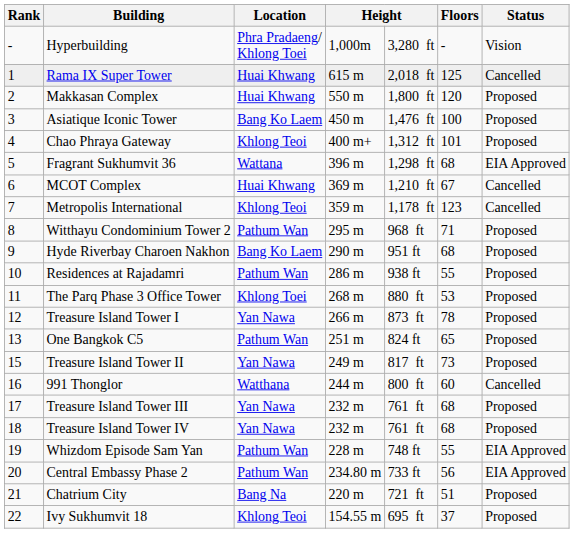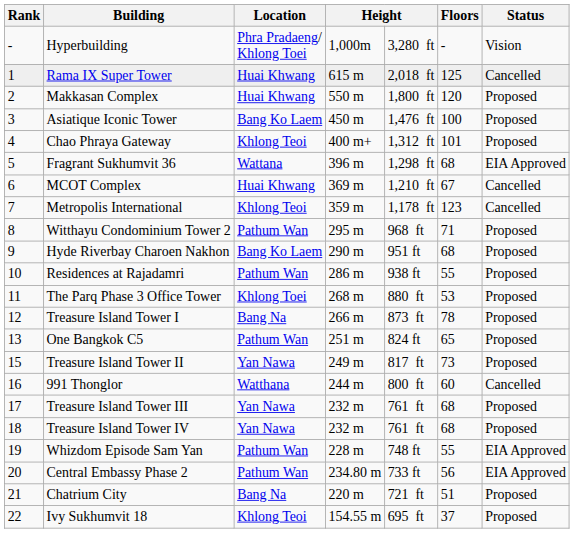(266, 318) Yan Nawa -> (262, 318) Bang Na
